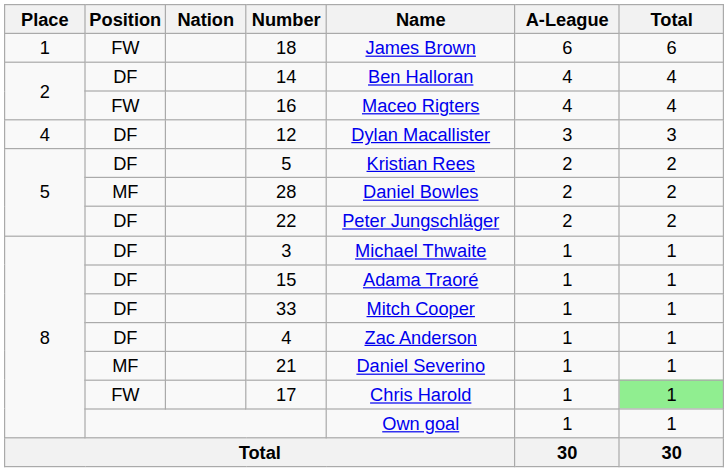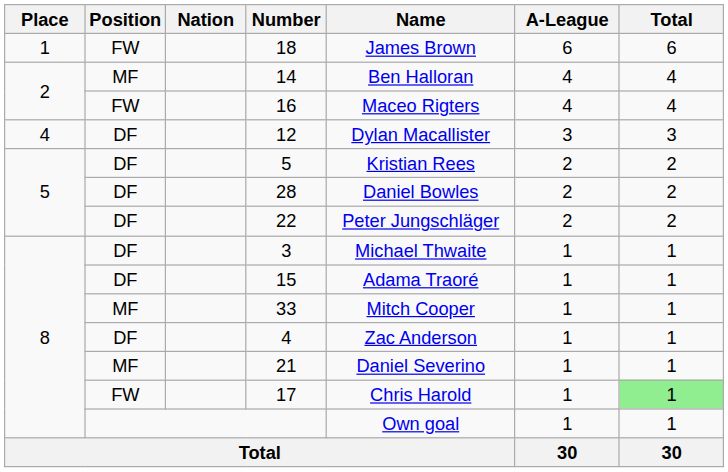(125, 77) DF -> (125, 77) MF
(125, 192) MF -> (125, 192) DF
(125, 308) DF -> (125, 308) MF
